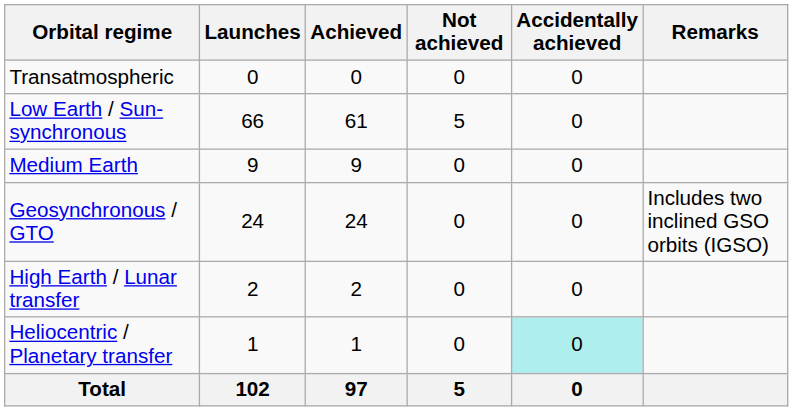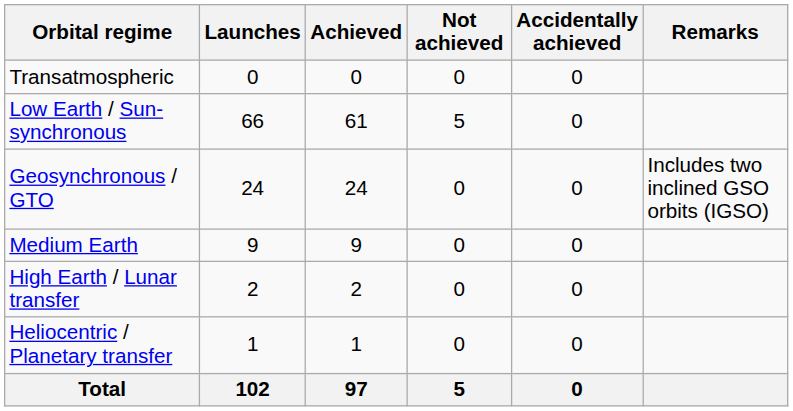rows swapped: (74, 165) <-> (93, 221)
(577, 344) paleturquoise background -> (577, 344) no background
